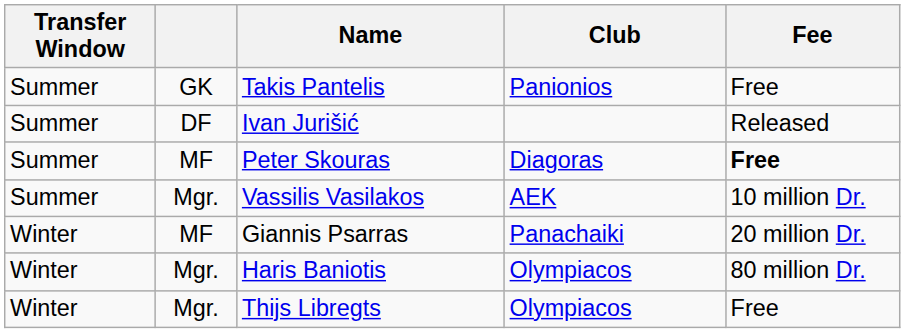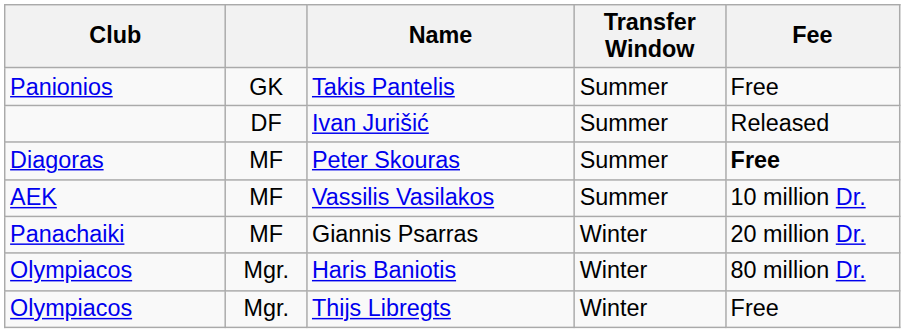columns swapped: (80, 36) <-> (615, 36)
(196, 197) Mgr. -> (266, 197) MF
